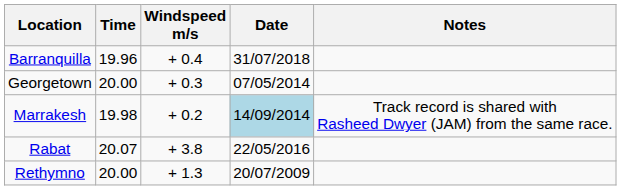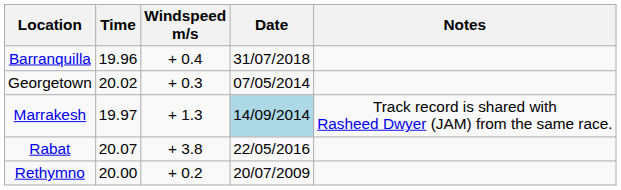(118, 82) 20.00 -> (118, 82) 20.02
(118, 115) 19.98 -> (118, 115) 19.97
(185, 115) + 0.2 -> (185, 115) + 1.3
(185, 173) + 1.3 -> (185, 173) + 0.2
